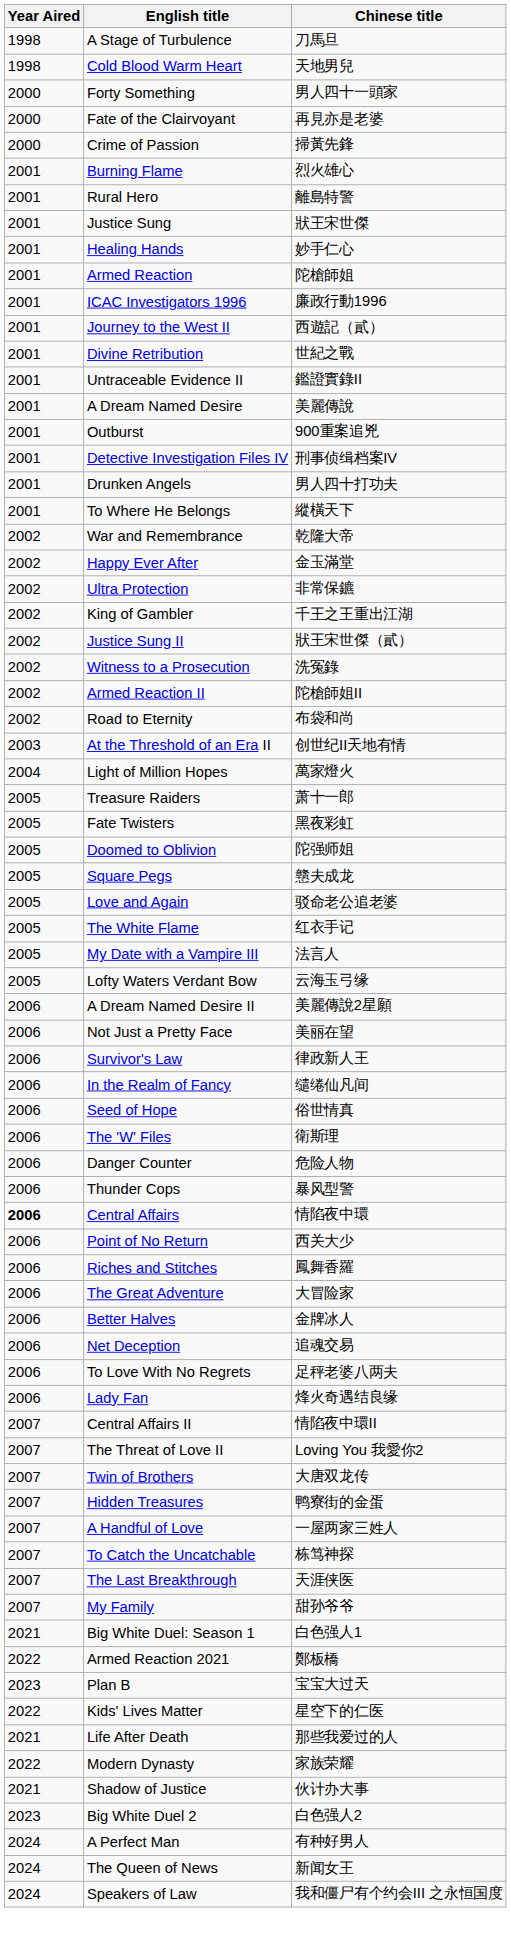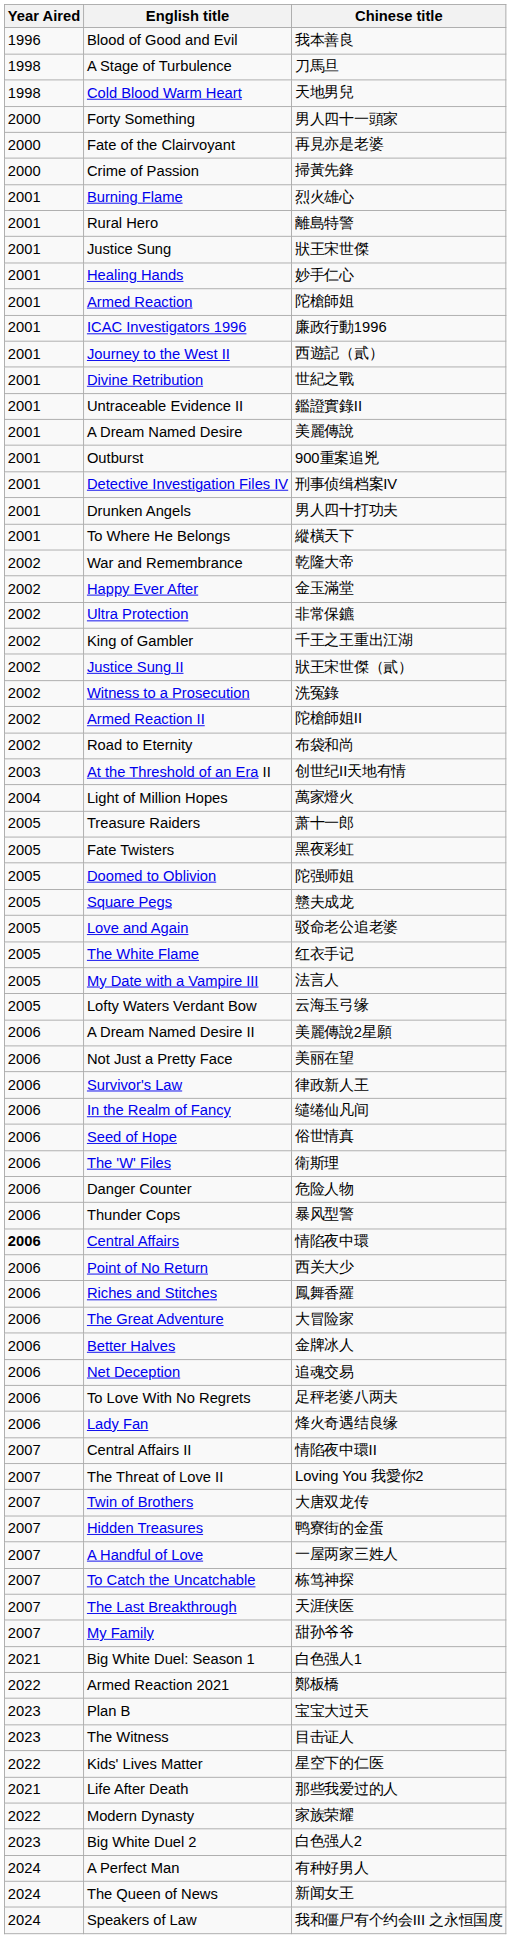+ row: (162, 40)
+ row: (128, 1737)
- row: (147, 1789)
